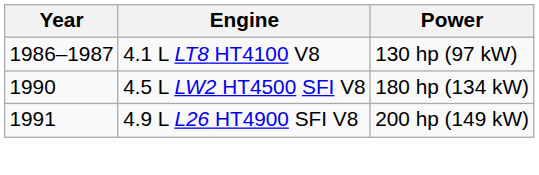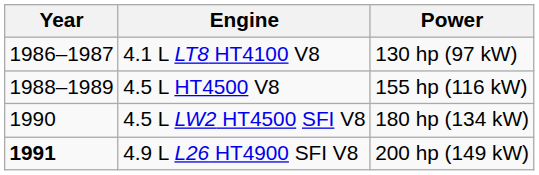+ row: (201, 86)
(33, 119) normal -> (33, 152) bold
